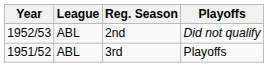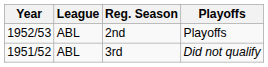(222, 33) Did not qualify -> (205, 33) Playoffs
(205, 52) Playoffs -> (222, 52) Did not qualify
